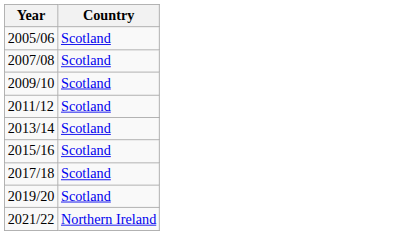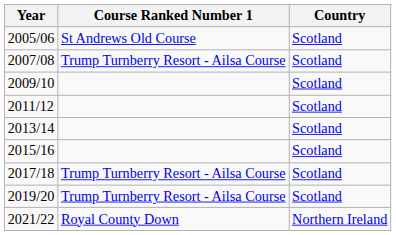+ column: (173, 15)
